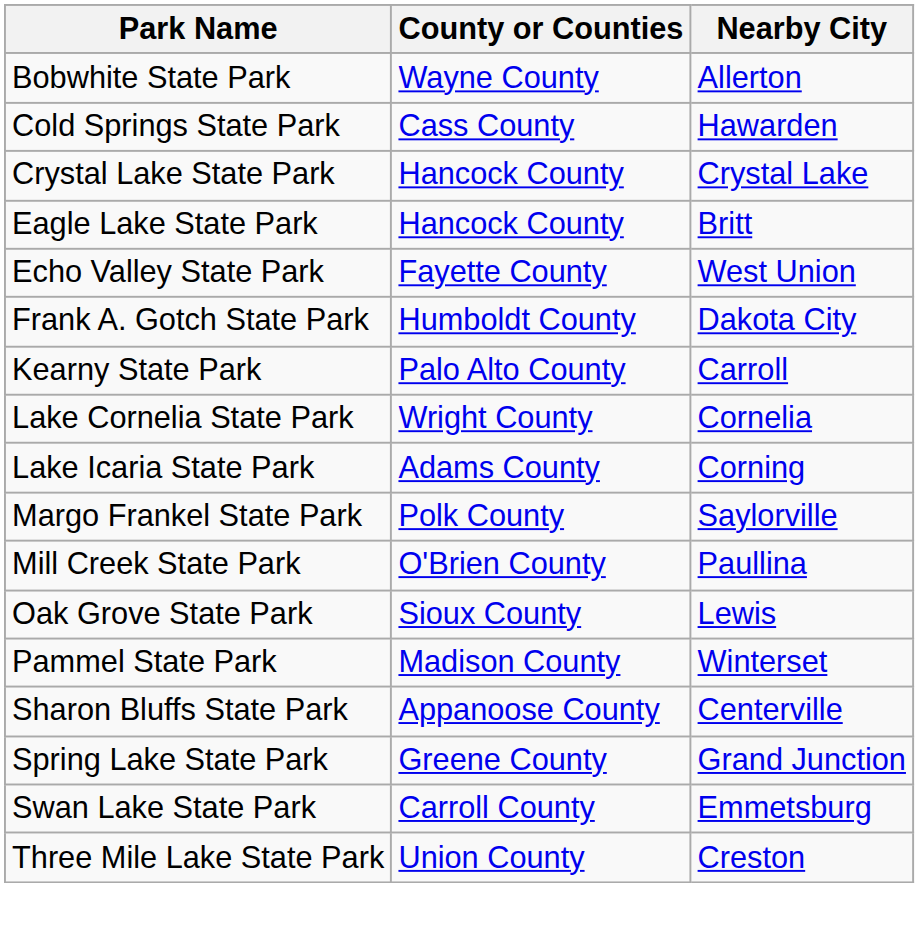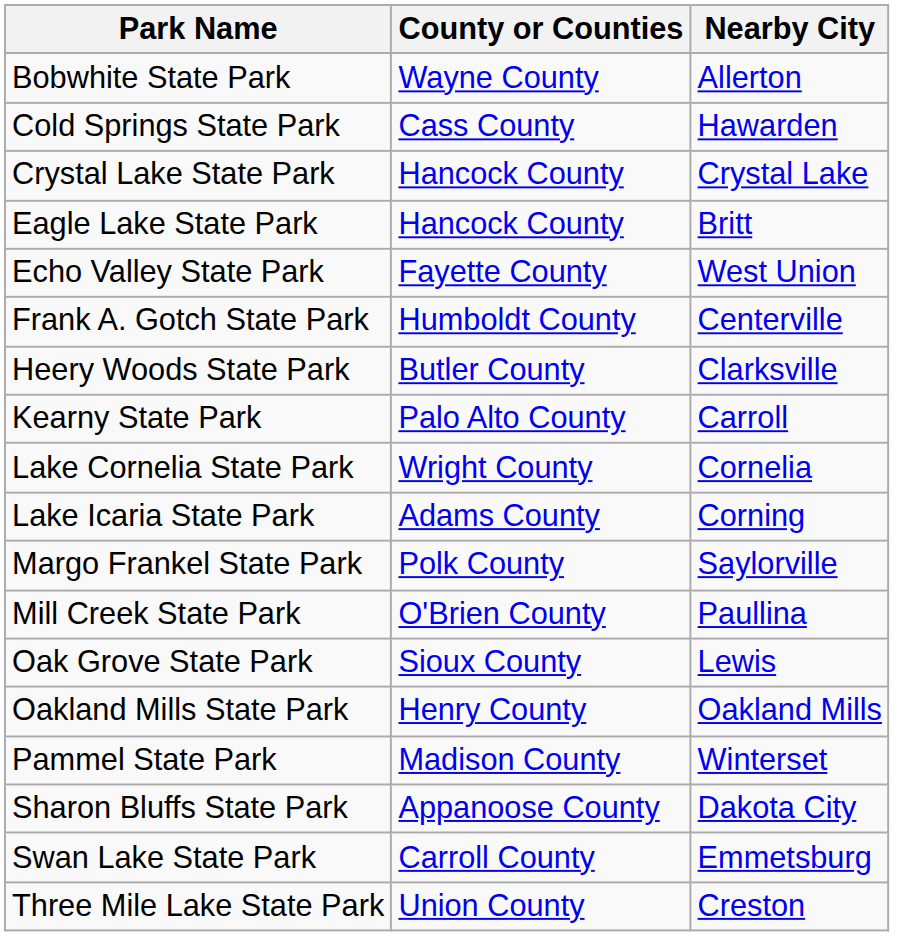(777, 321) Dakota City -> (770, 321) Centerville
+ row: (181, 369)
+ row: (180, 710)
(770, 710) Centerville -> (777, 808) Dakota City
- row: (170, 759)
